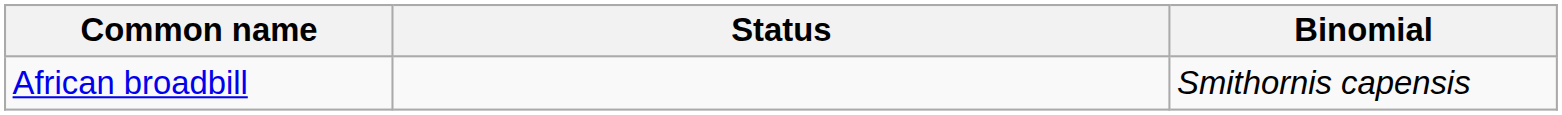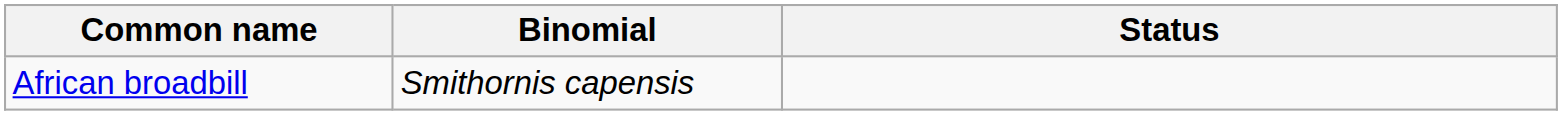columns swapped: (1364, 30) <-> (781, 30)
